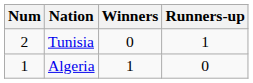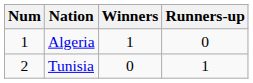rows swapped: (71, 66) <-> (71, 41)
